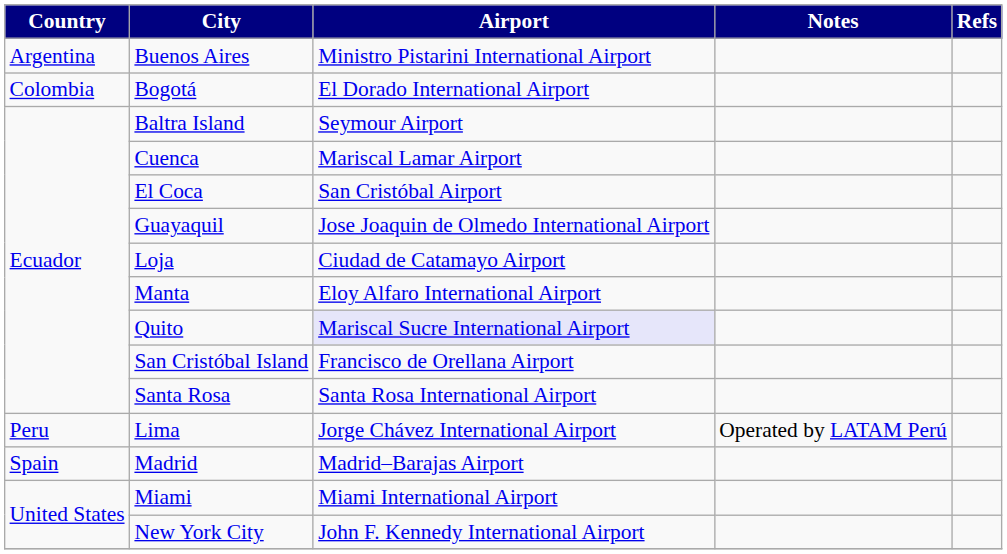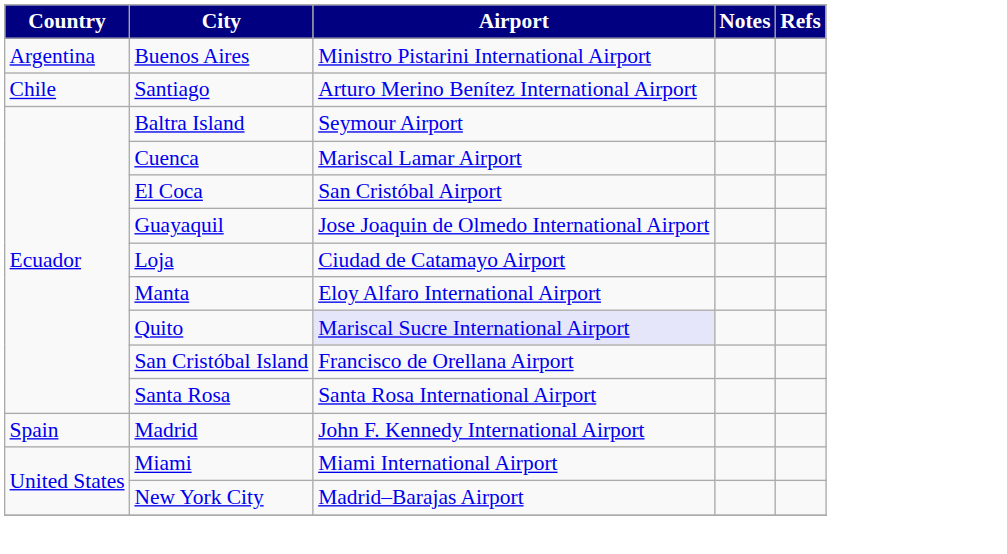+ row: (172, 89)
- row: (165, 89)
- row: (157, 429)
(421, 463) Madrid–Barajas Airport -> (481, 429) John F. Kennedy International Airport
(481, 531) John F. Kennedy International Airport -> (421, 497) Madrid–Barajas Airport
